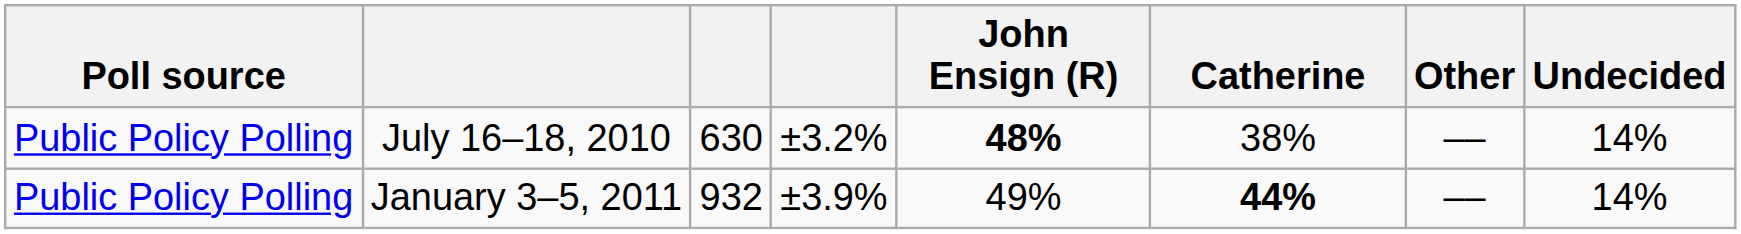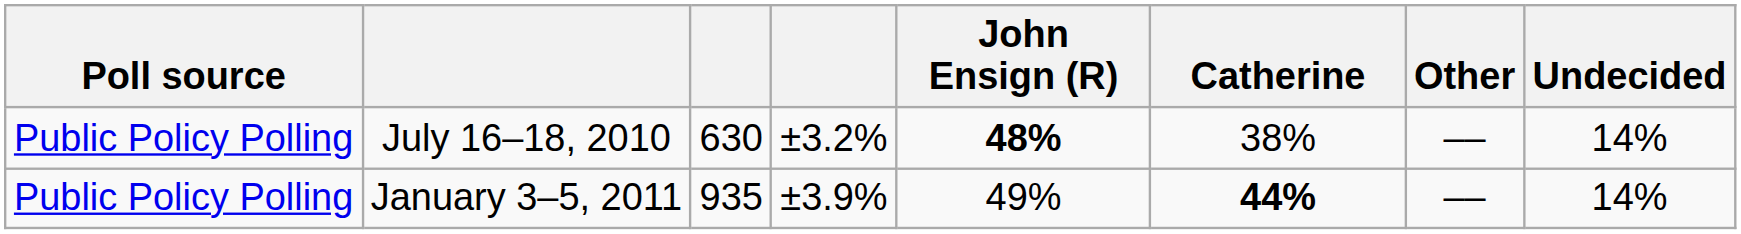(731, 197) 932 -> (731, 197) 935
